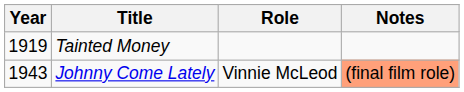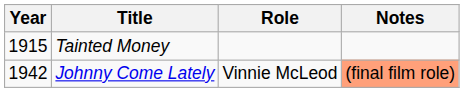(28, 45) 1919 -> (28, 45) 1915
(28, 73) 1943 -> (28, 73) 1942
